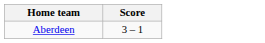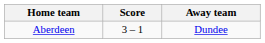+ column: (211, 13)
